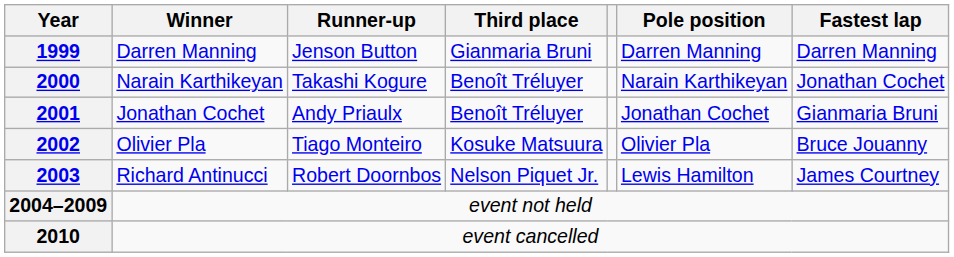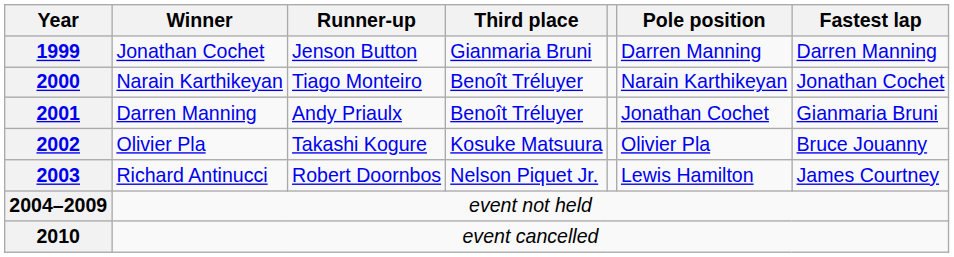(187, 51) Darren Manning -> (190, 51) Jonathan Cochet
(360, 82) Takashi Kogure -> (357, 82) Tiago Monteiro
(190, 113) Jonathan Cochet -> (187, 113) Darren Manning
(357, 144) Tiago Monteiro -> (360, 144) Takashi Kogure
